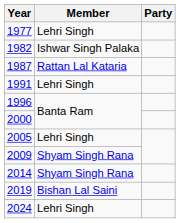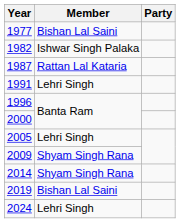(65, 31) Lehri Singh -> (77, 31) Bishan Lal Saini
